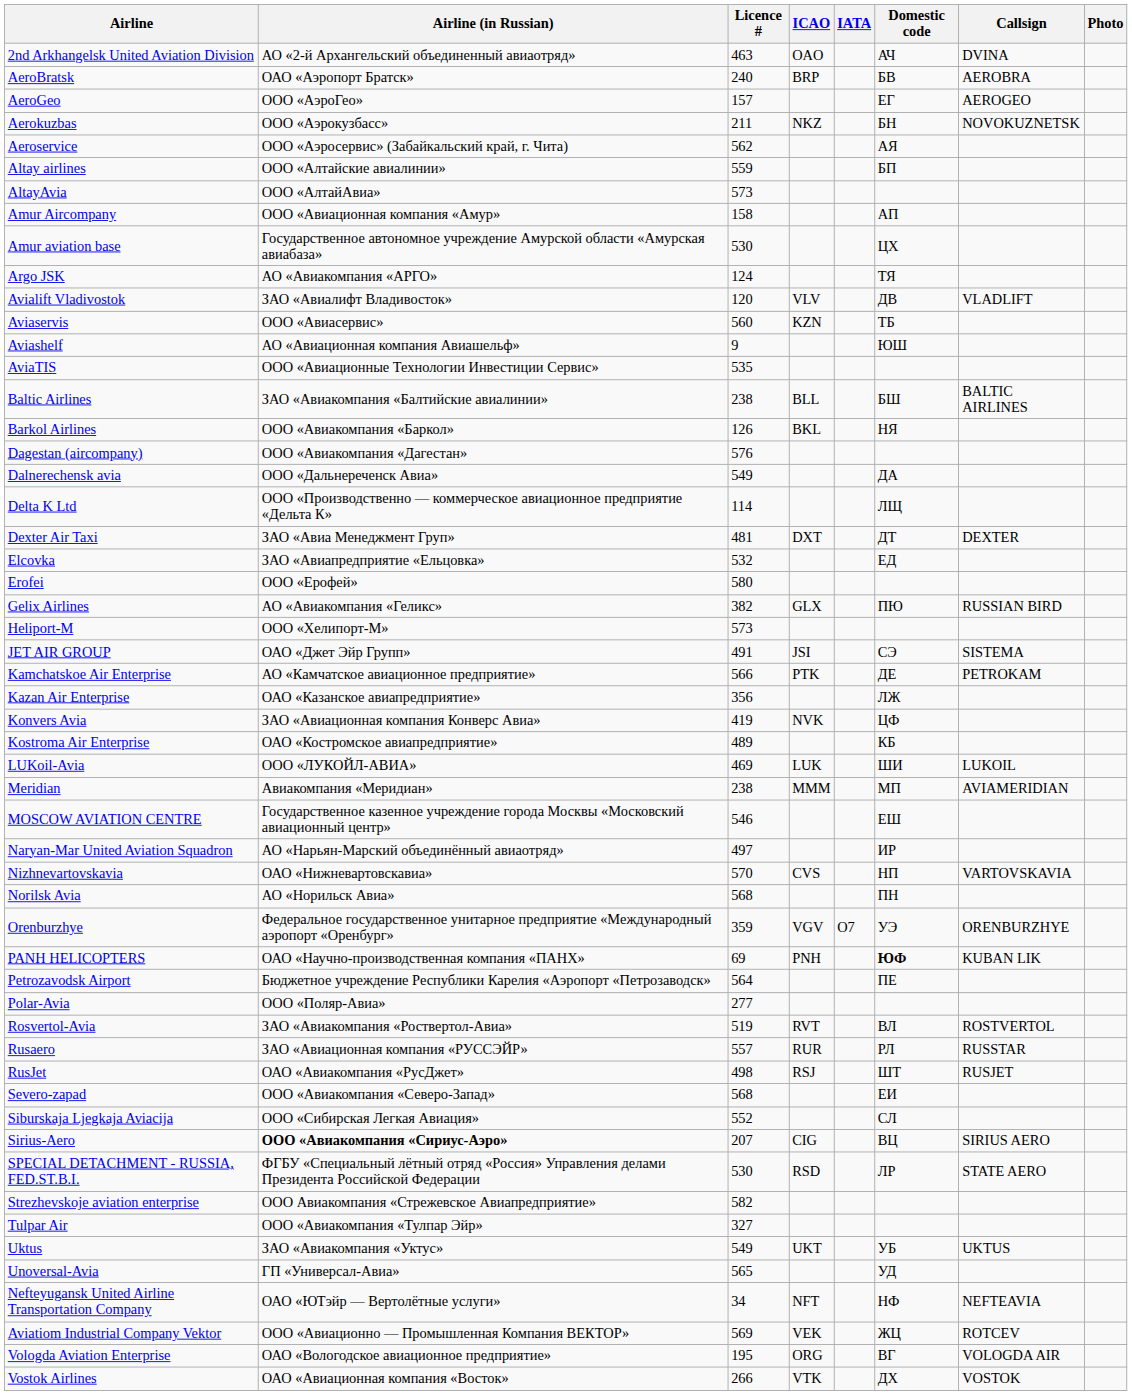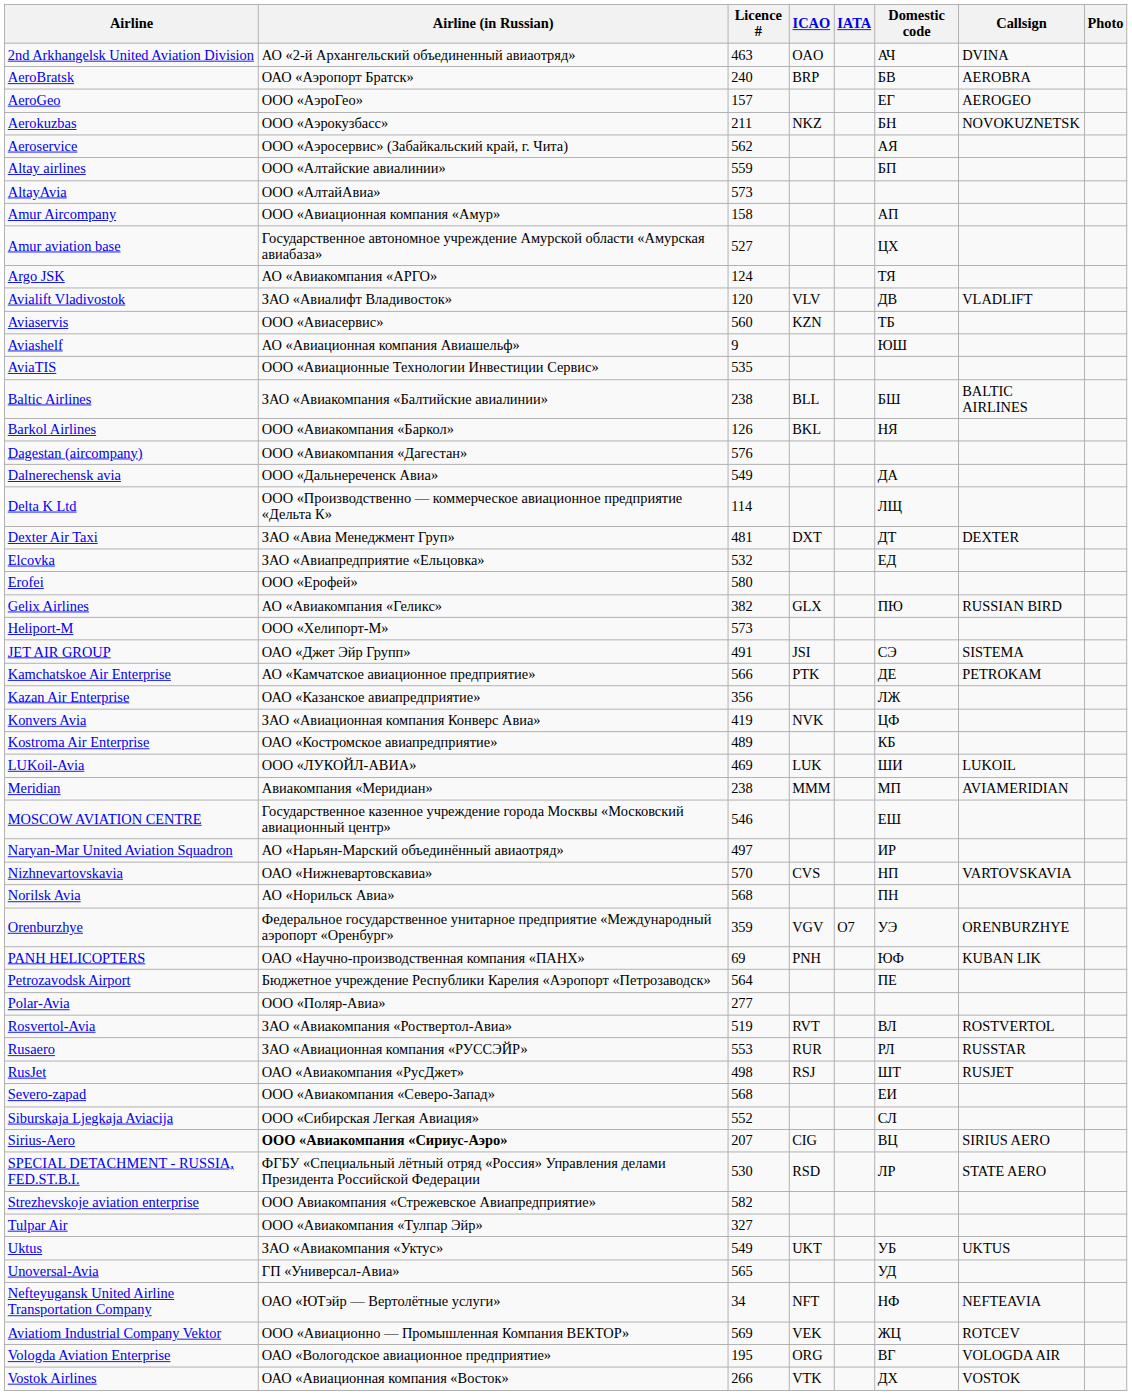(742, 245) 530 -> (742, 245) 527
(892, 958) bold -> (891, 958) normal
(742, 1049) 557 -> (742, 1049) 553
